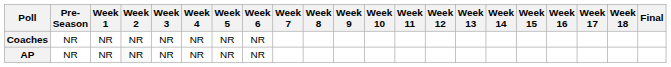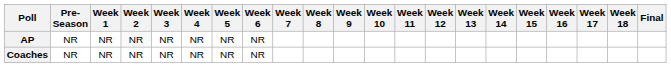rows swapped: (27, 55) <-> (27, 39)
